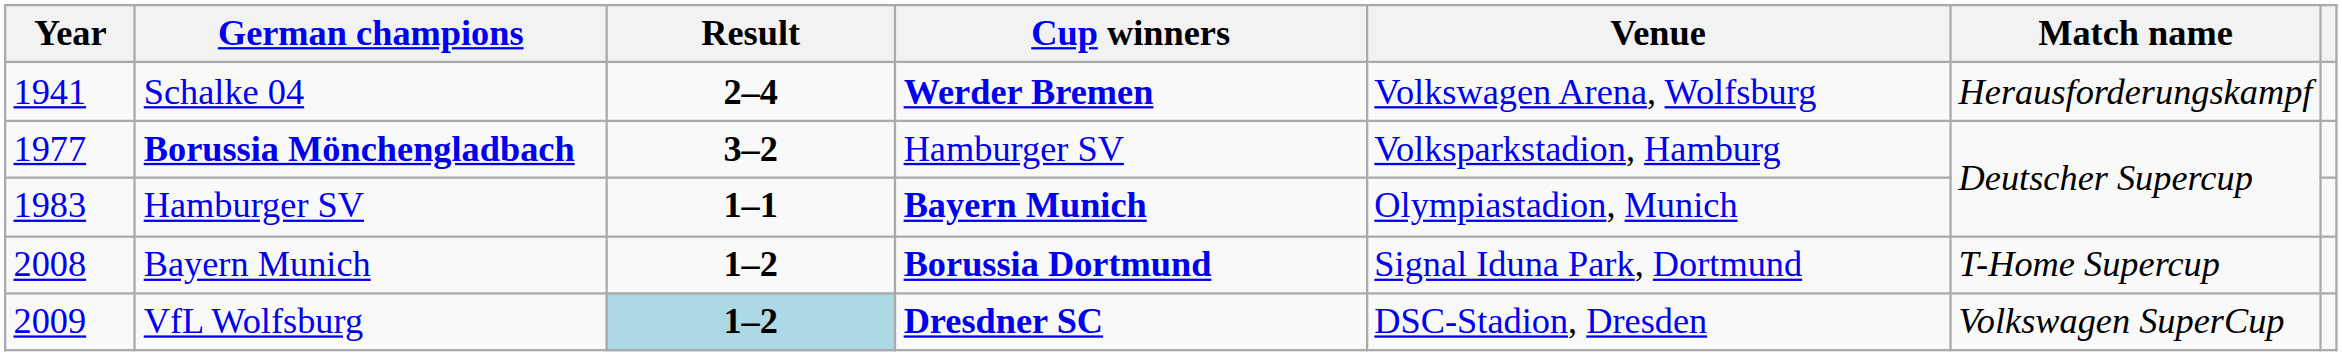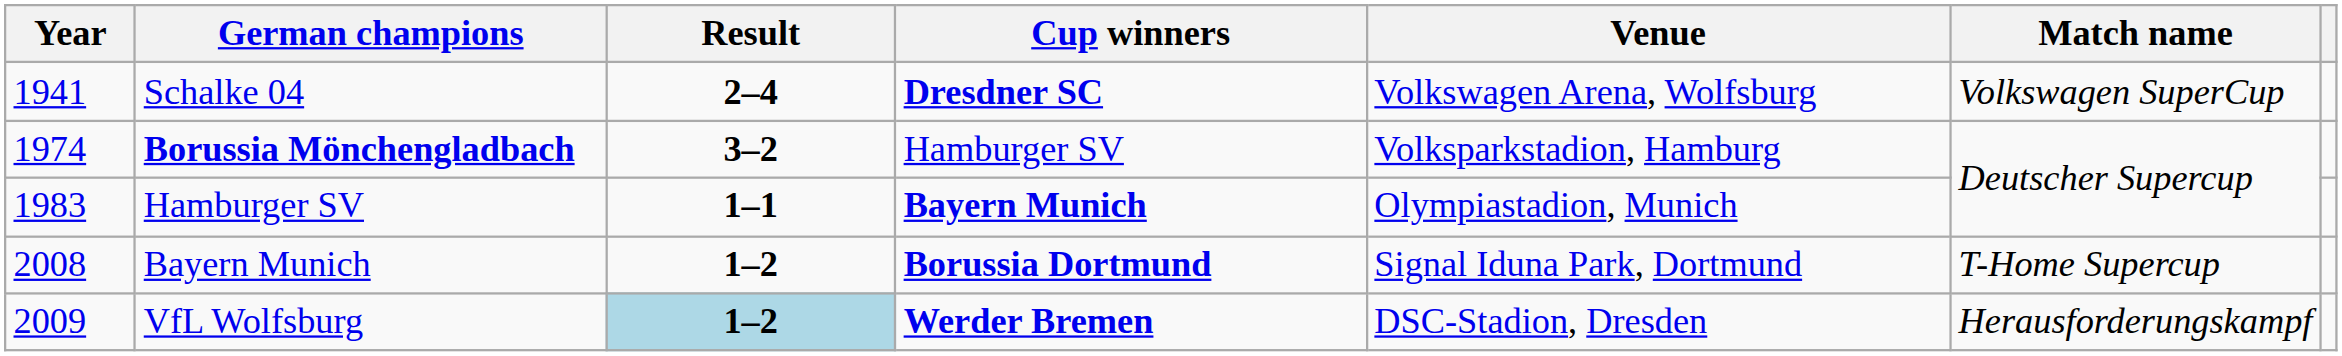(1029, 90) Werder Bremen -> (1003, 90) Dresdner SC
(2135, 90) Herausforderungskampf -> (2122, 90) Volkswagen SuperCup
(50, 148) 1977 -> (50, 148) 1974
(1003, 321) Dresdner SC -> (1029, 321) Werder Bremen
(2122, 321) Volkswagen SuperCup -> (2135, 321) Herausforderungskampf
